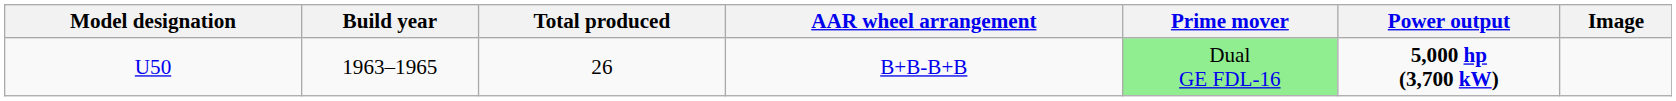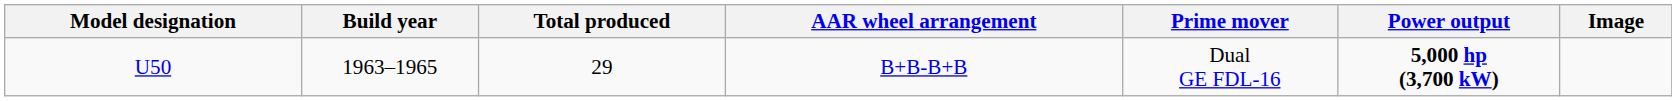(602, 66) 26 -> (602, 66) 29
(1230, 66) lightgreen background -> (1230, 66) no background
